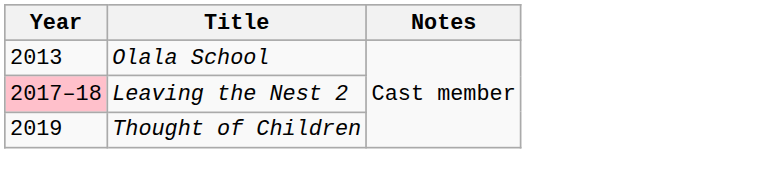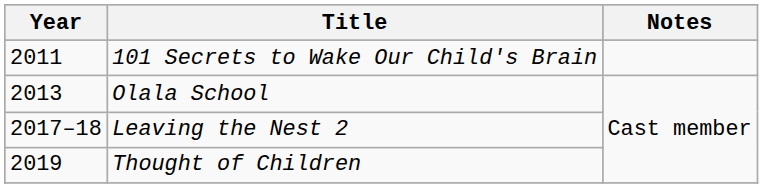+ row: (355, 58)
(56, 94) pink background -> (56, 129) no background
